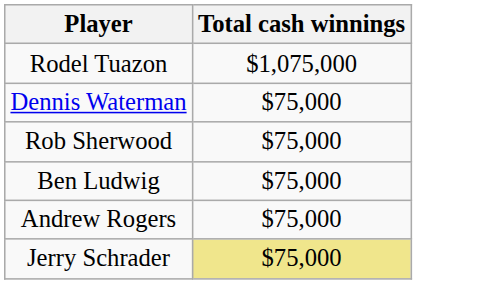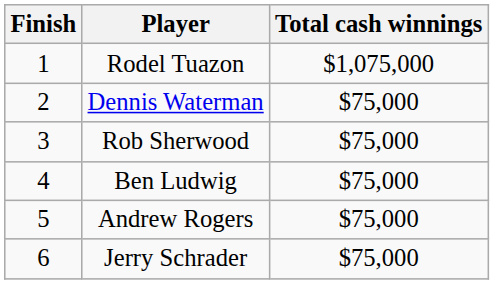+ column: (43, 24)
(302, 258) khaki background -> (379, 258) no background
